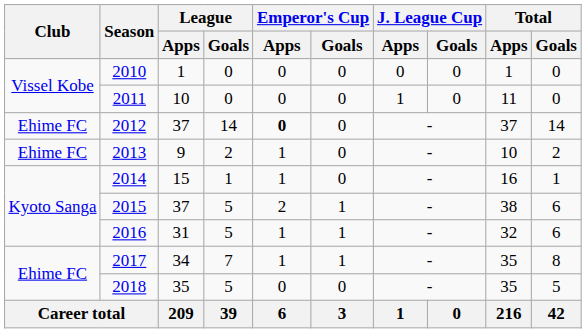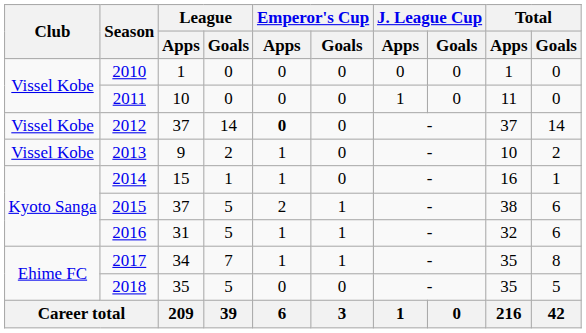(52, 125) Ehime FC -> (52, 125) Vissel Kobe
(52, 152) Ehime FC -> (52, 152) Vissel Kobe
